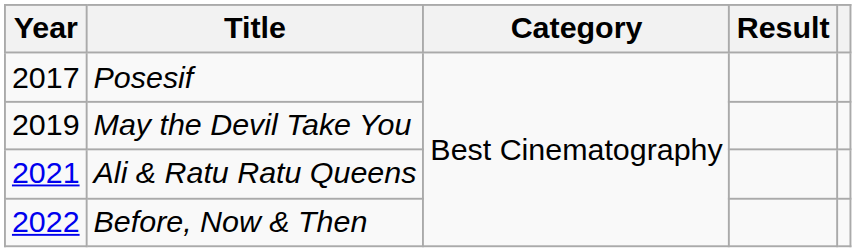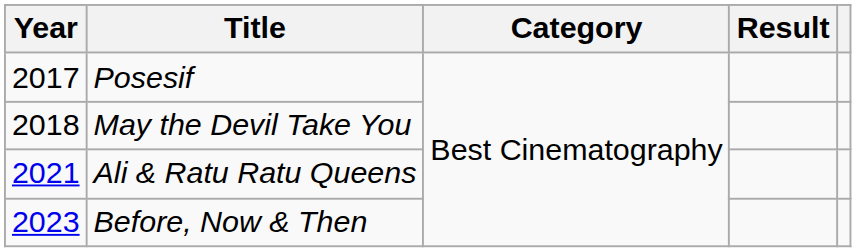(46, 125) 2019 -> (46, 125) 2018
(46, 221) 2022 -> (46, 221) 2023
